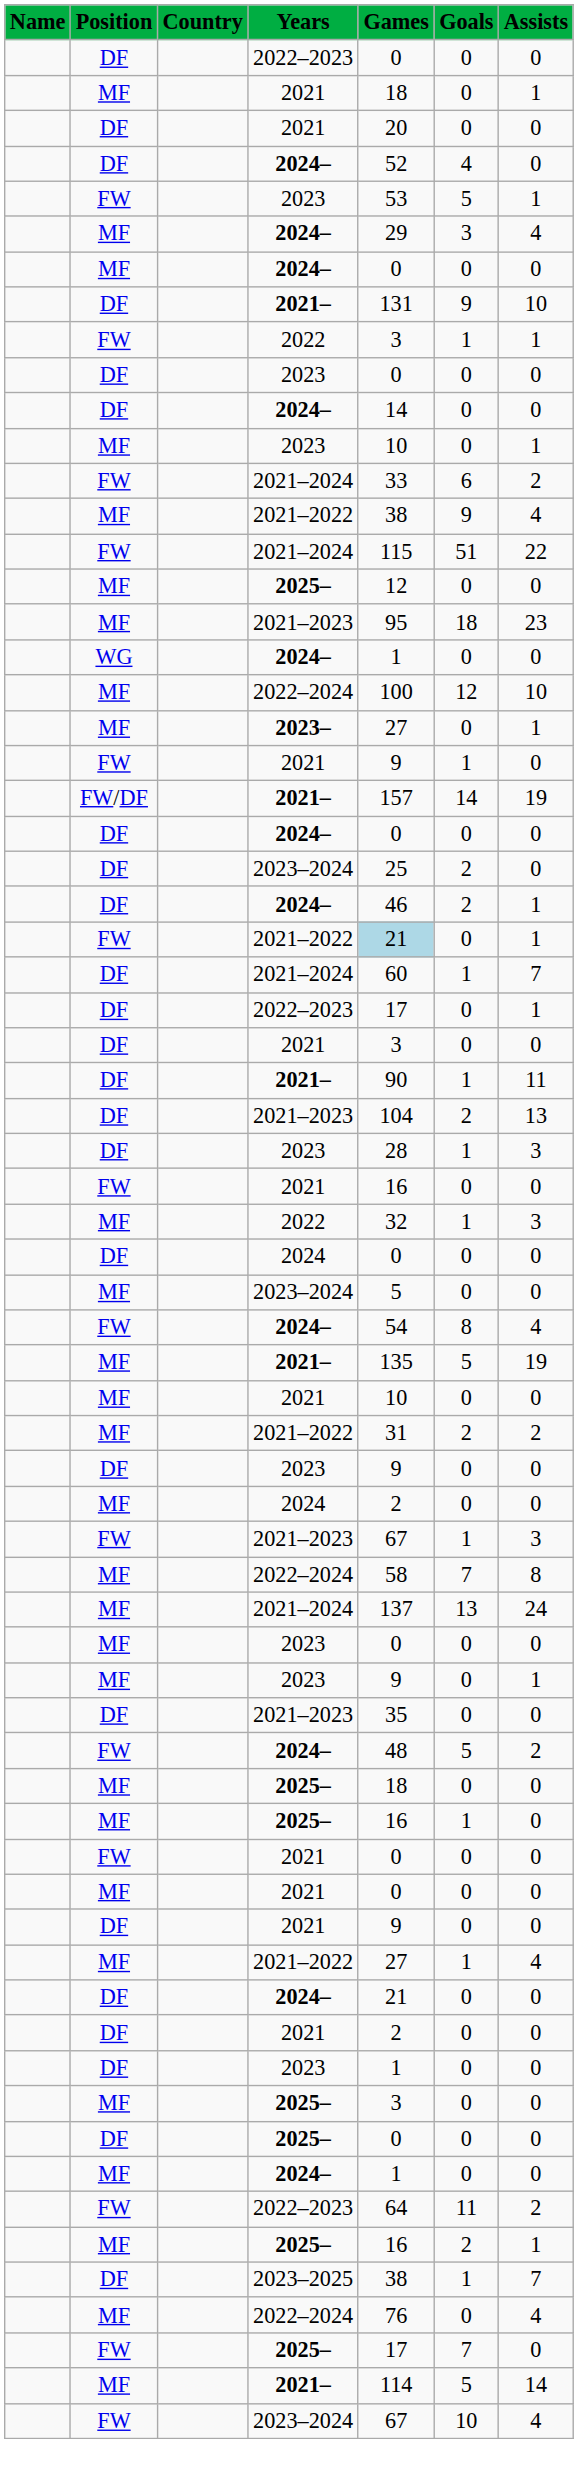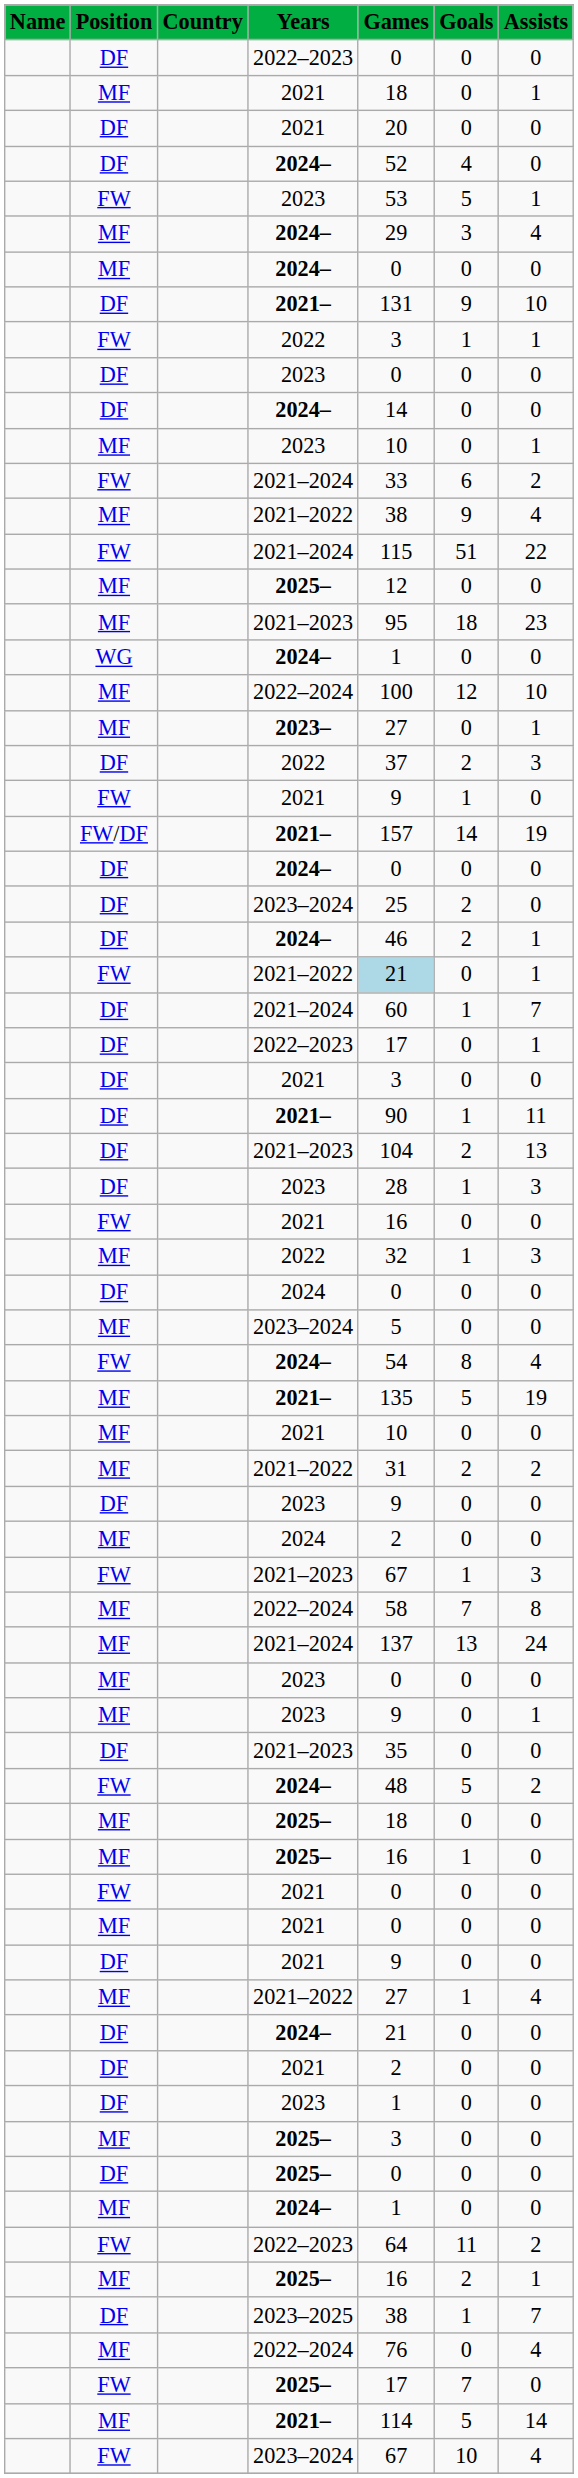+ row: (114, 762)
